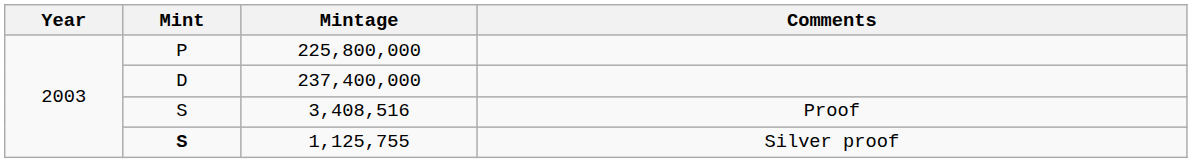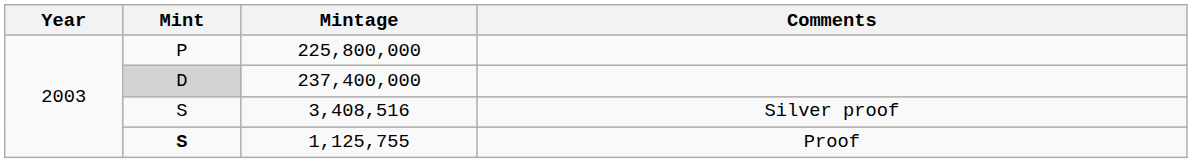(182, 81) no background -> (182, 81) lightgrey background
(832, 112) Proof -> (832, 112) Silver proof
(832, 142) Silver proof -> (832, 142) Proof
